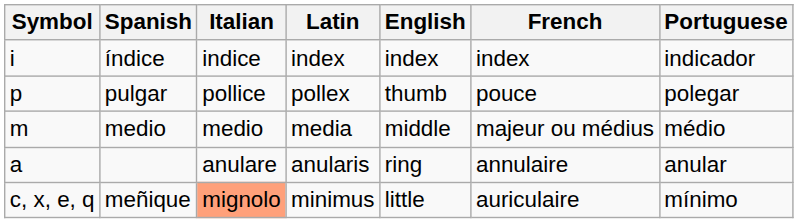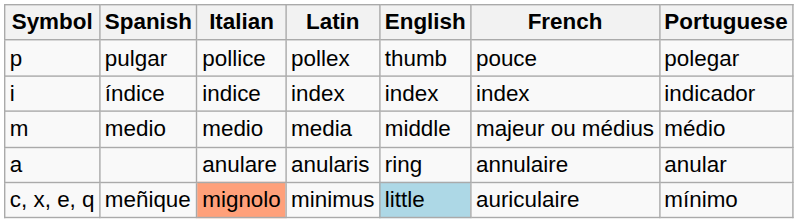rows swapped: (136, 93) <-> (135, 57)
(405, 199) no background -> (405, 199) lightblue background
